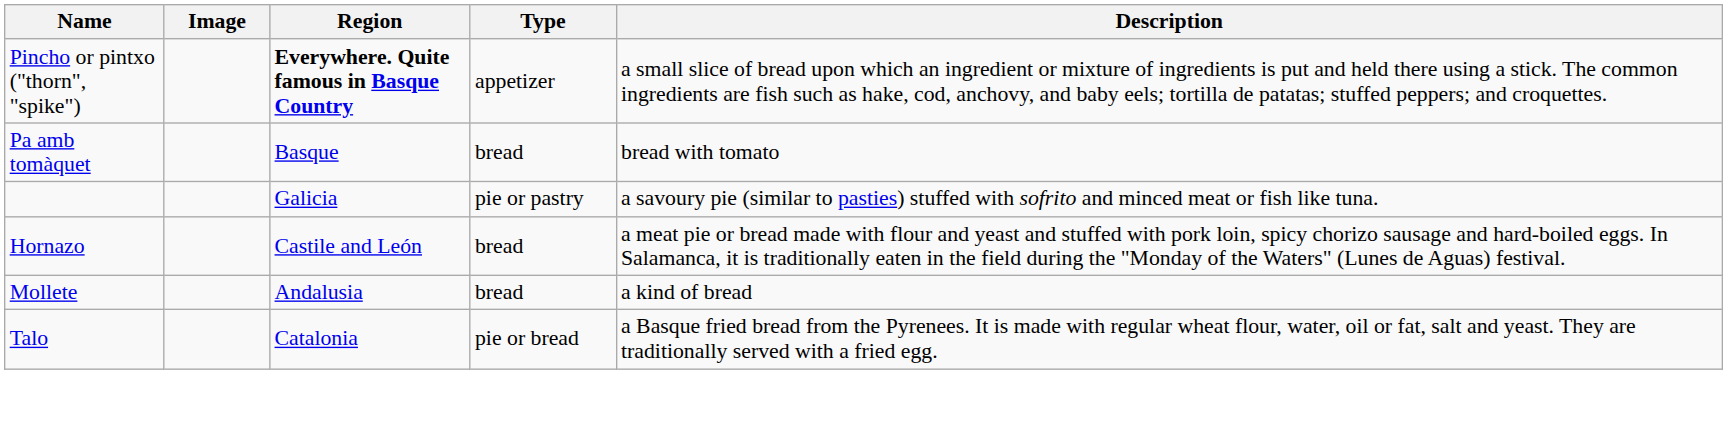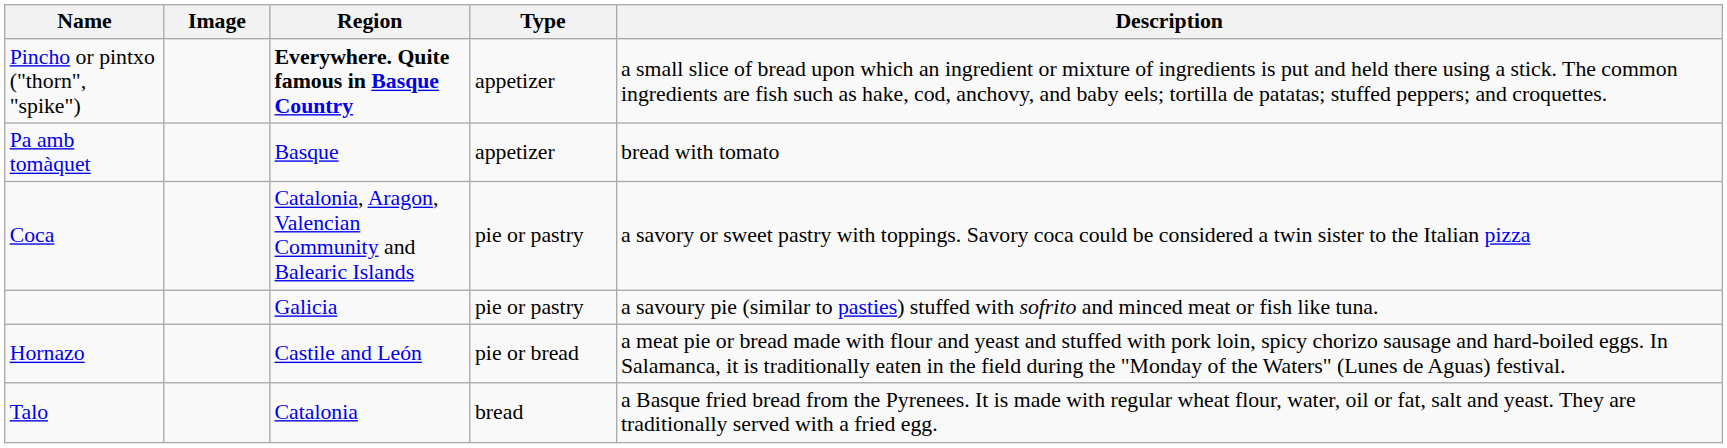(499, 151) bread -> (515, 151) appetizer
+ row: (32, 235)
(499, 245) bread -> (527, 353) pie or bread
- row: (44, 292)
(527, 338) pie or bread -> (499, 412) bread
